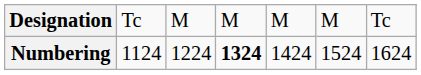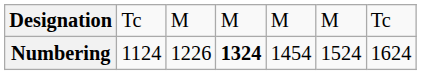(191, 52) 1224 -> (191, 52) 1226
(291, 52) 1424 -> (291, 52) 1454
